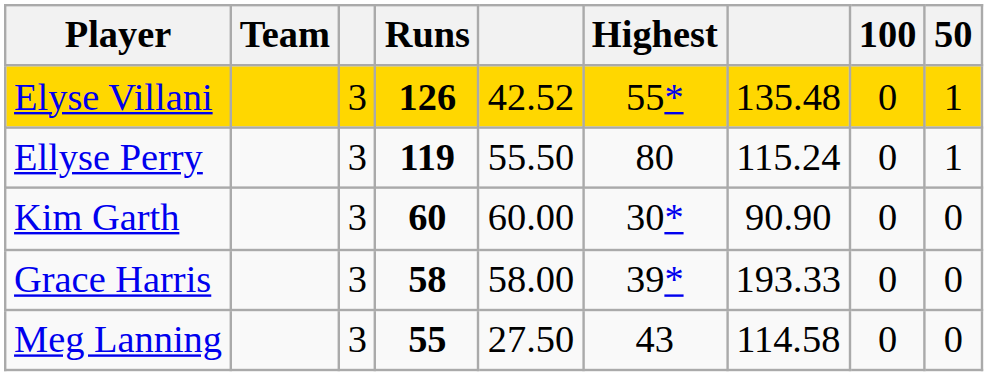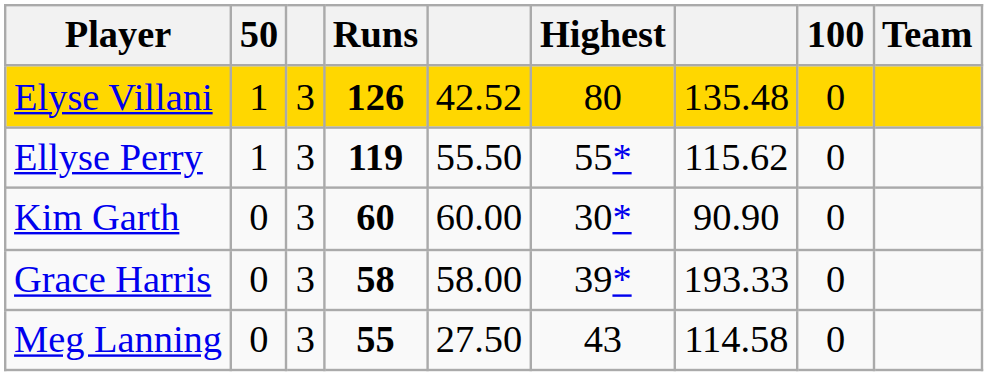columns swapped: (285, 34) <-> (953, 34)
(655, 95) 55* -> (603, 95) 80
(655, 156) 80 -> (603, 156) 55*
(788, 156) 115.24 -> (736, 156) 115.62
